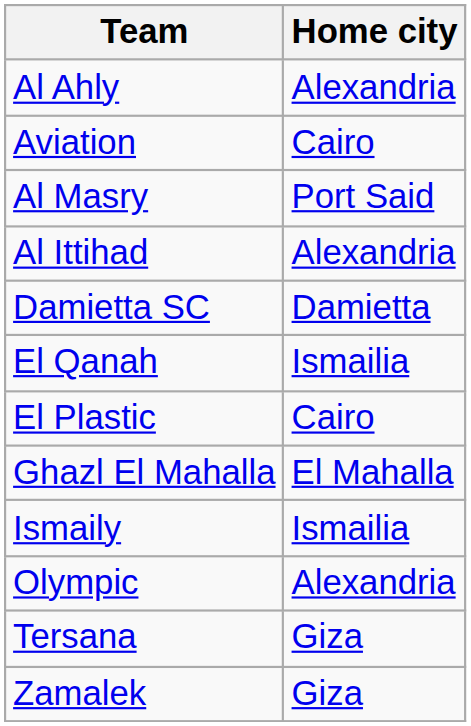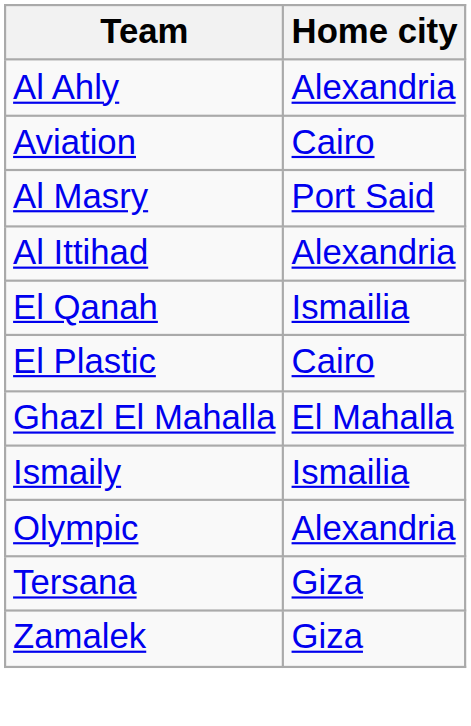- row: (111, 307)
